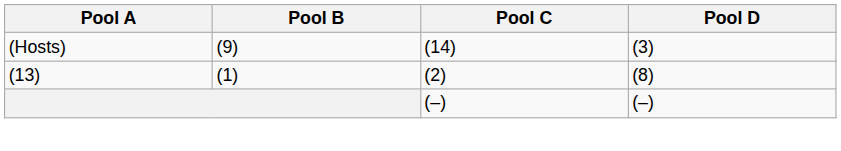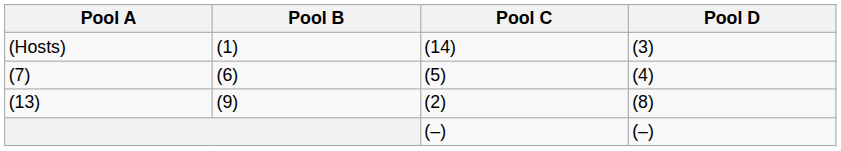(227, 46) (9) -> (227, 46) (1)
+ row: (20, 74)
(227, 74) (1) -> (227, 103) (9)
